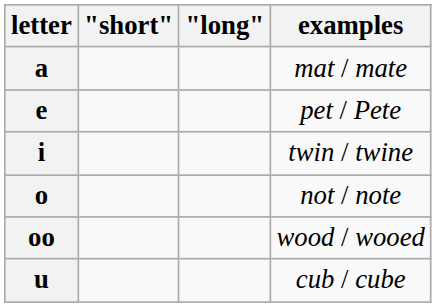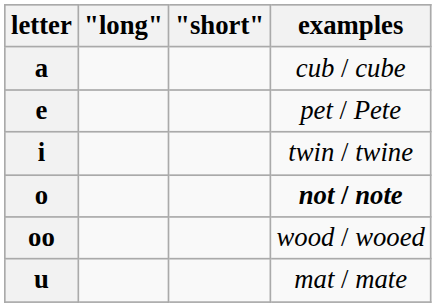columns swapped: (129, 25) <-> (225, 25)
(351, 68) mat / mate -> (351, 68) cub / cube
(351, 195) normal -> (351, 195) bold
(351, 279) cub / cube -> (351, 279) mat / mate
